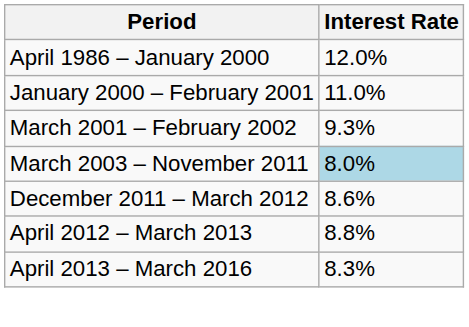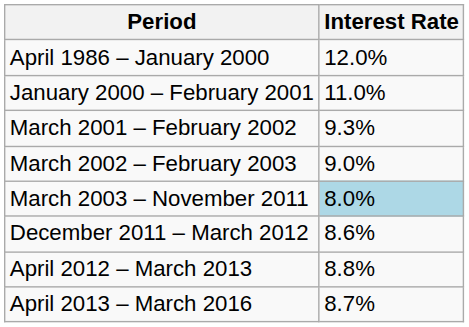+ row: (153, 163)
(350, 269) 8.3% -> (350, 304) 8.7%
